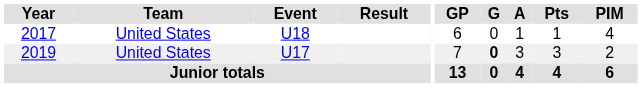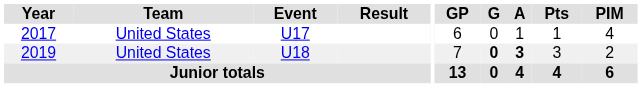(295, 33) U18 -> (295, 33) U17
(295, 53) U17 -> (295, 53) U18
(520, 53) normal -> (520, 53) bold
